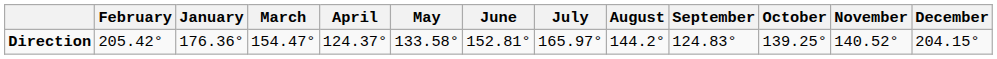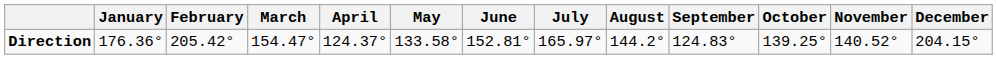columns swapped: (212, 17) <-> (135, 17)
